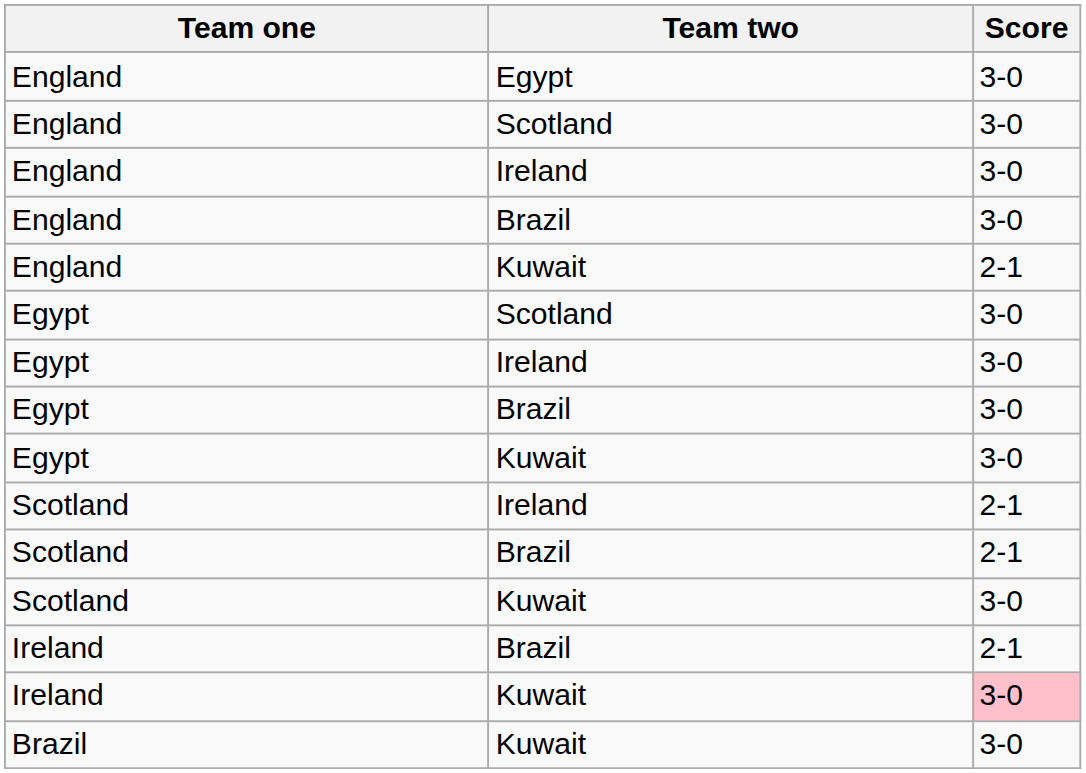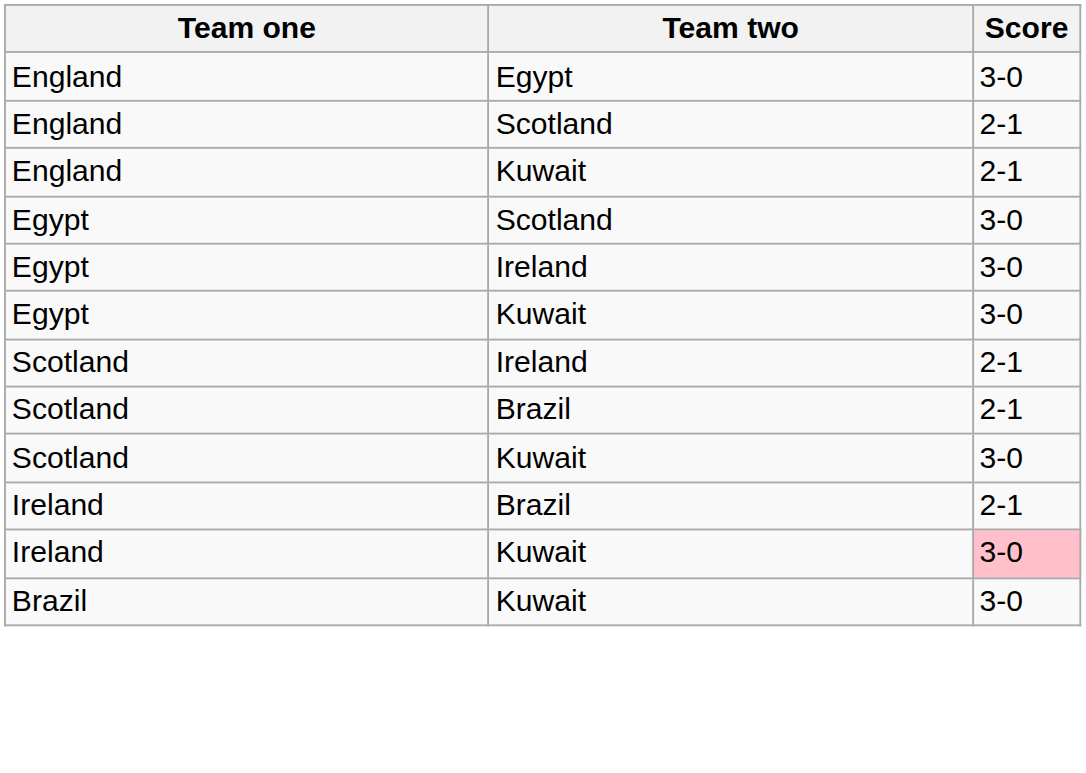(1001, 123) 3-0 -> (1001, 123) 2-1
- row: (67, 171)
- row: (67, 219)
- row: (50, 409)
